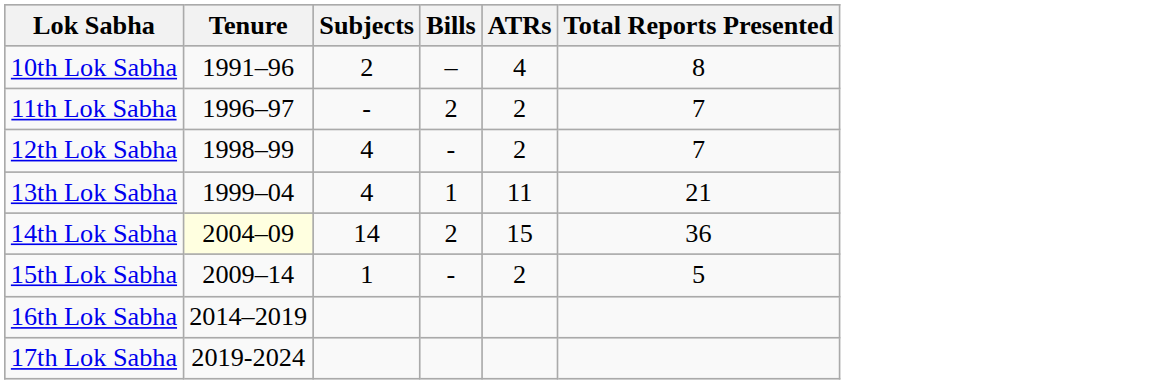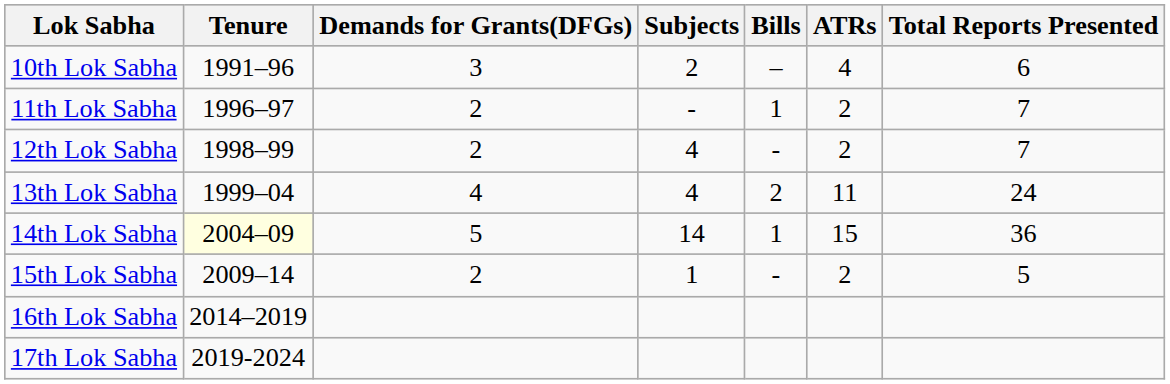+ column: (476, 25)
(698, 66) 8 -> (1023, 66) 6
(451, 108) 2 -> (776, 108) 1
(451, 191) 1 -> (776, 191) 2
(698, 191) 21 -> (1023, 191) 24
(451, 233) 2 -> (776, 233) 1
